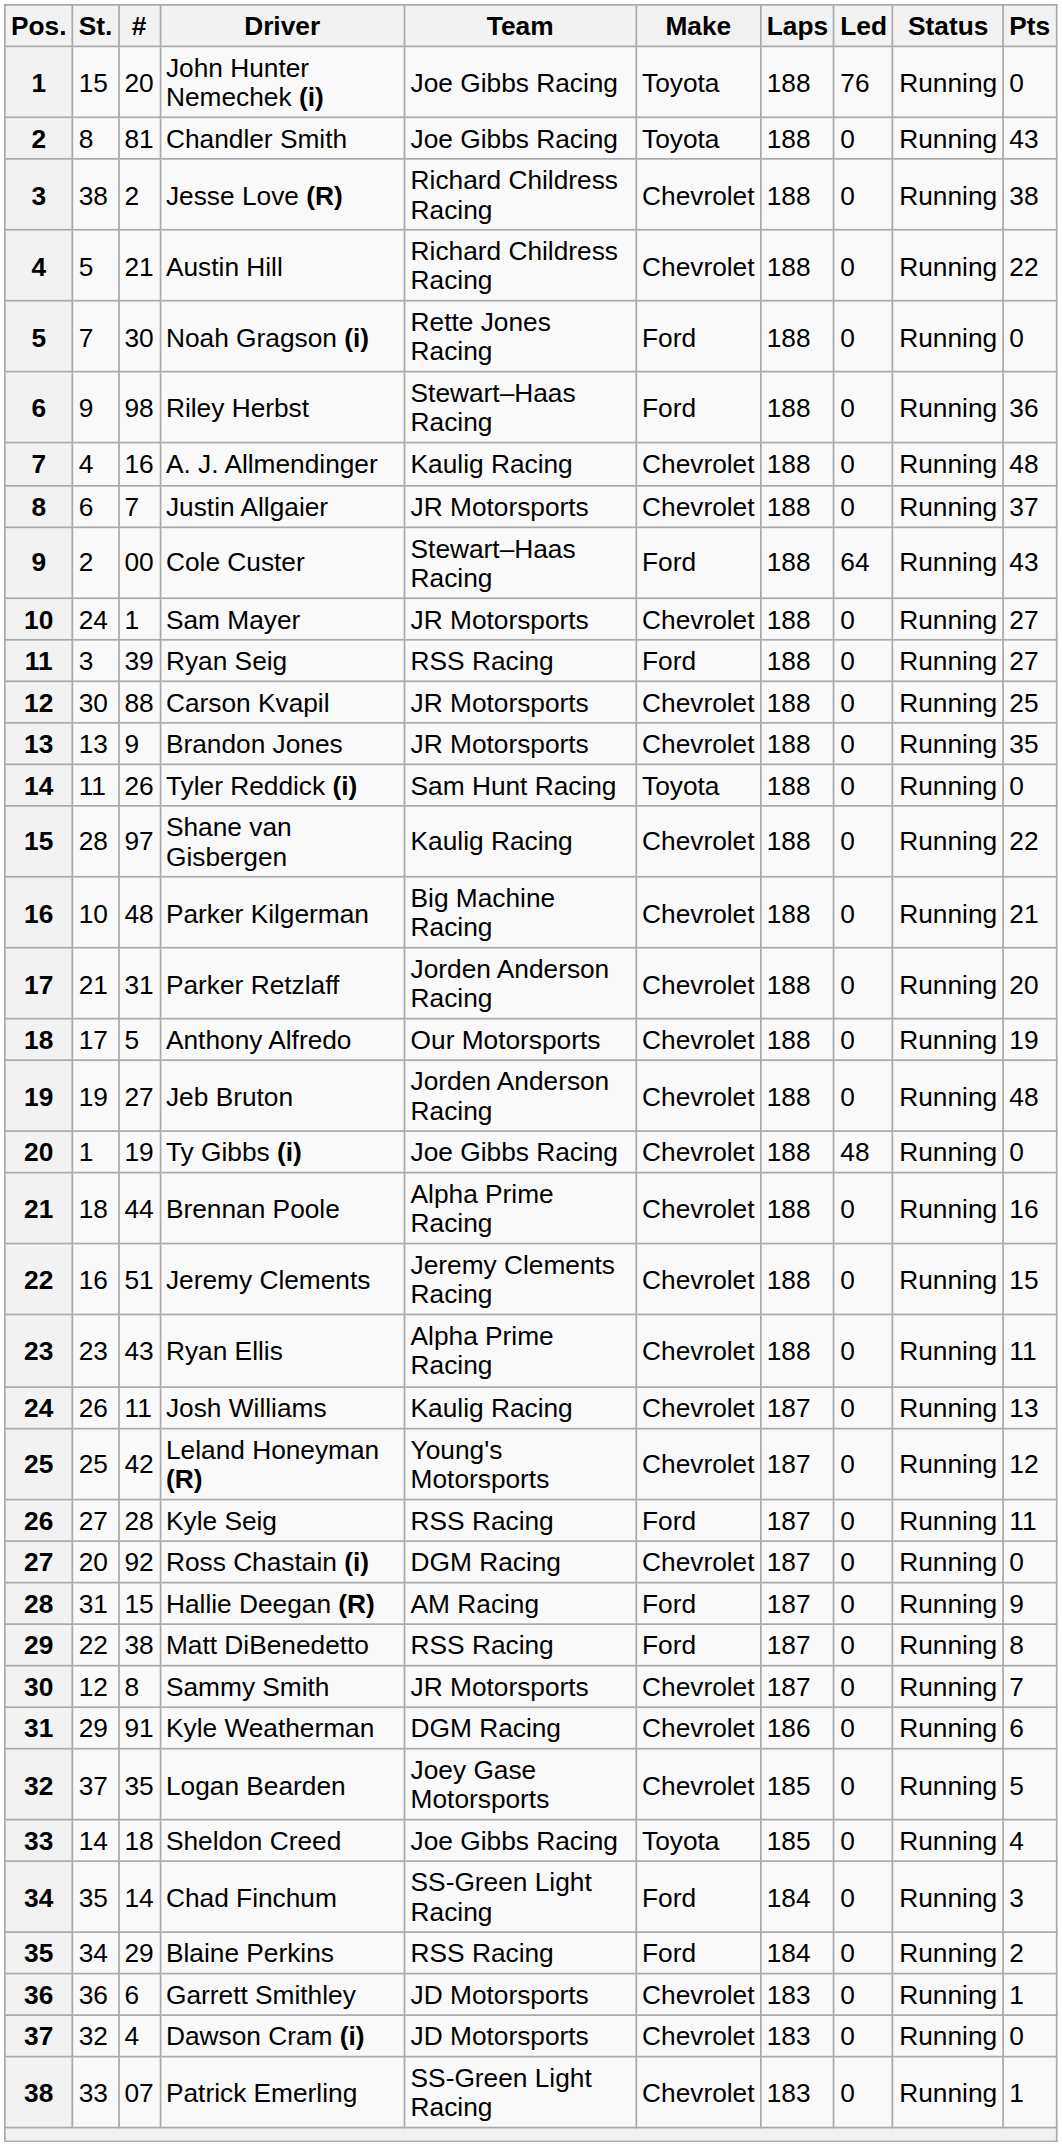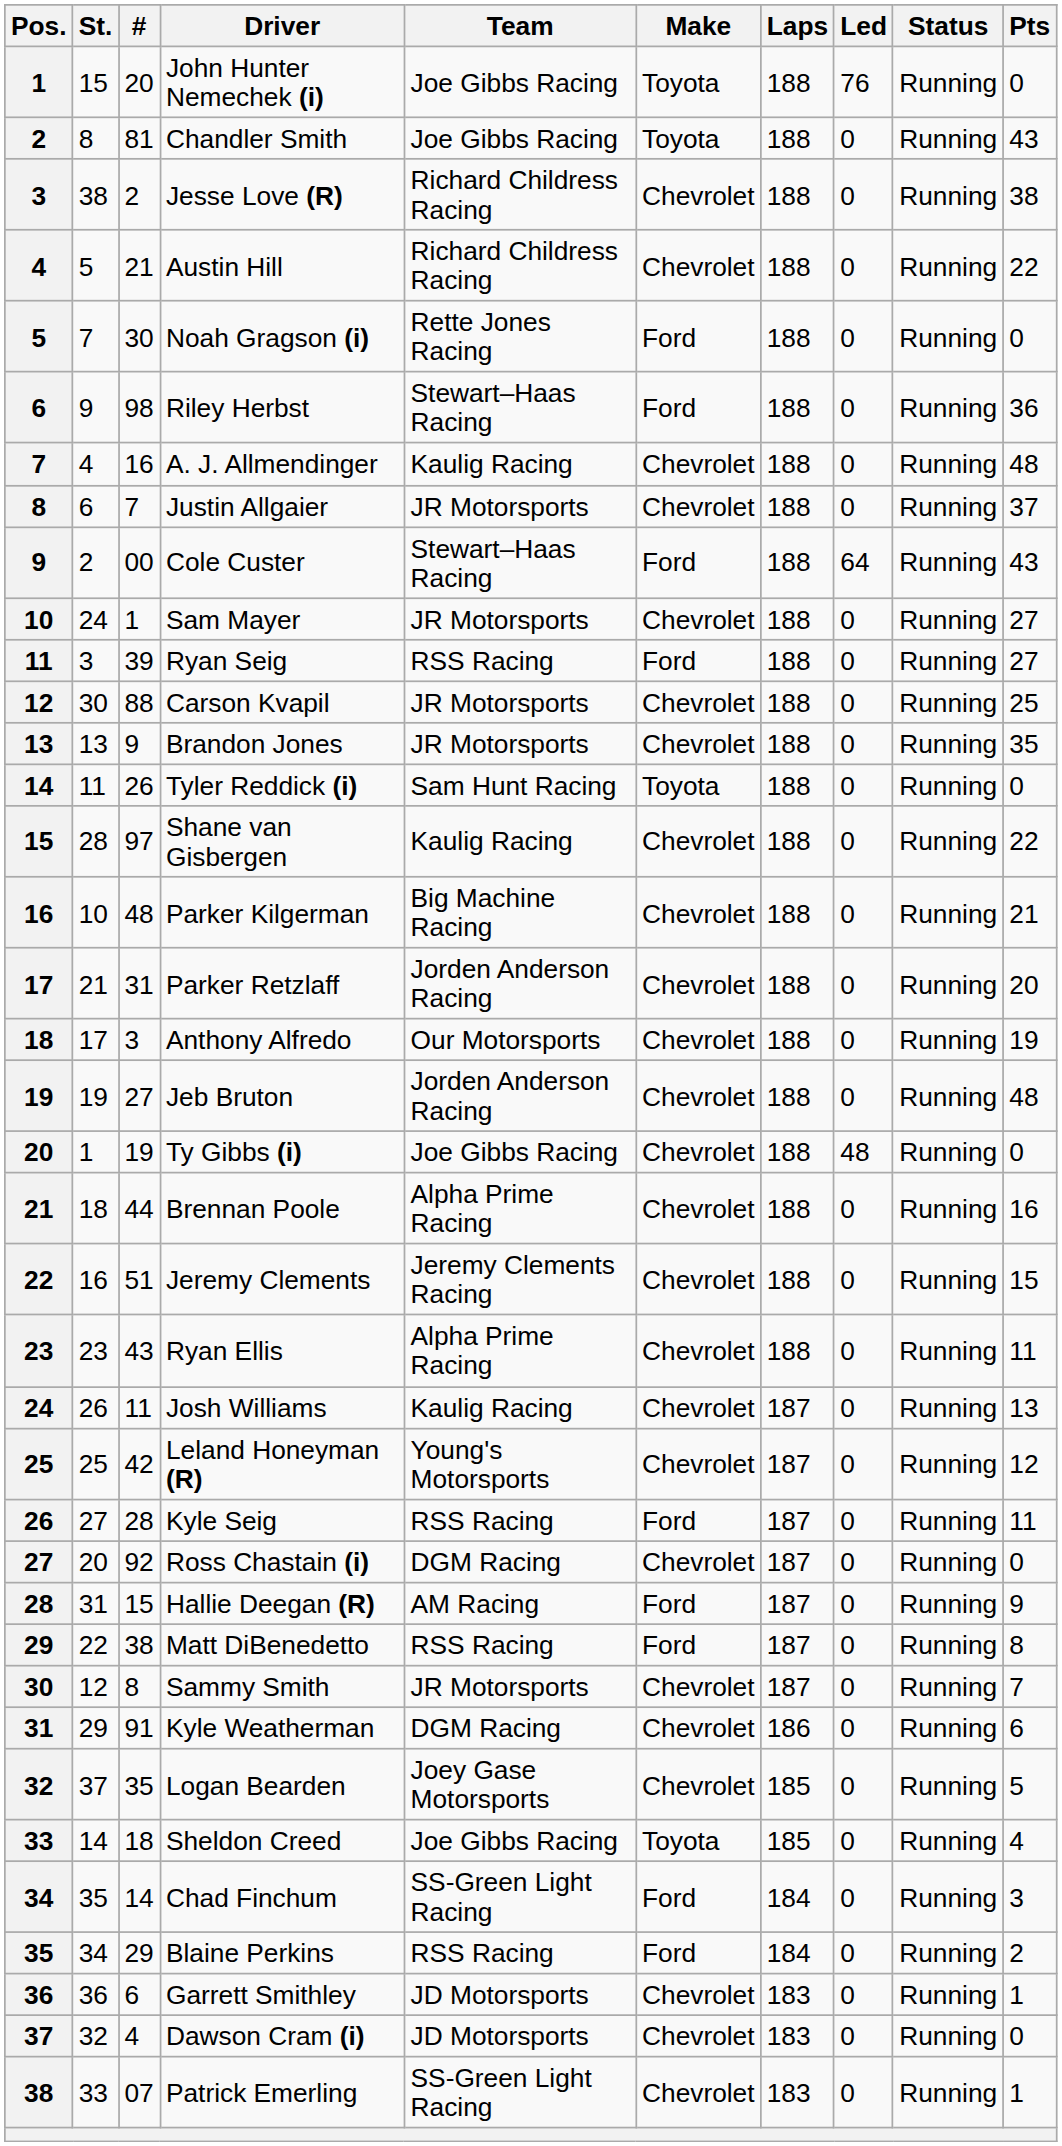(132, 1040) 5 -> (132, 1040) 3
